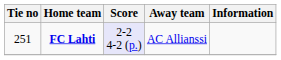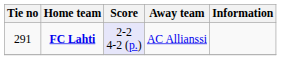(23, 38) 251 -> (23, 38) 291
